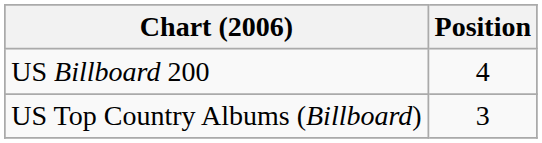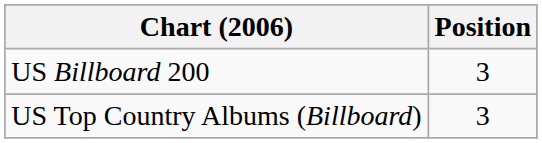(483, 71) 4 -> (483, 71) 3
